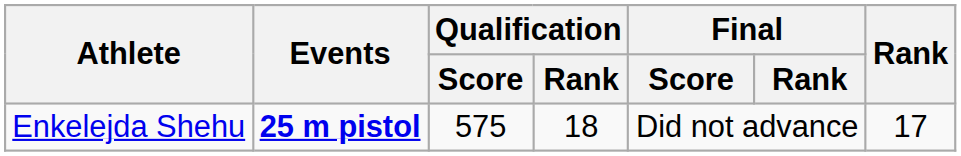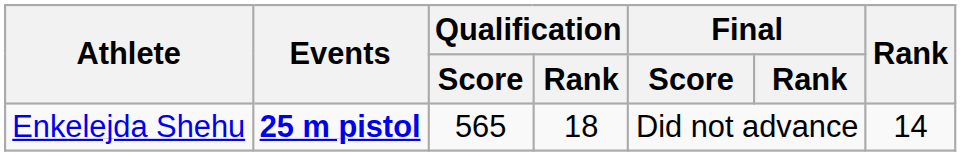(481, 127) 575 -> (481, 127) 565
(911, 127) 17 -> (911, 127) 14
